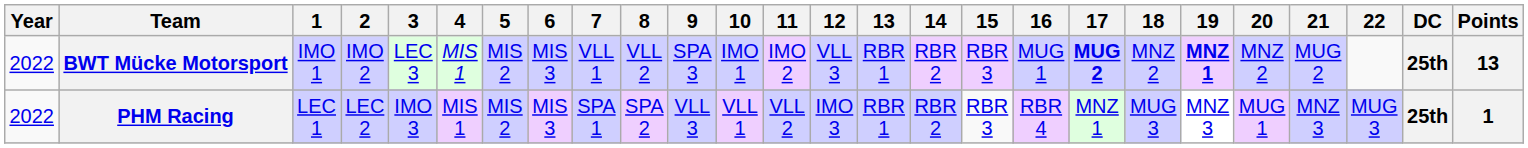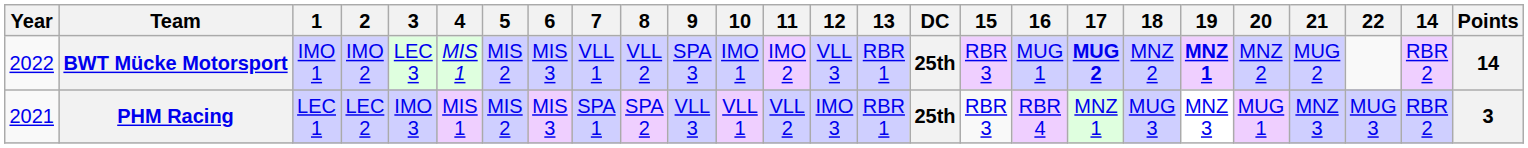columns swapped: (935, 20) <-> (1428, 20)
(1488, 63) 13 -> (1488, 63) 14
(32, 116) 2022 -> (32, 116) 2021
(1488, 116) 1 -> (1488, 116) 3
